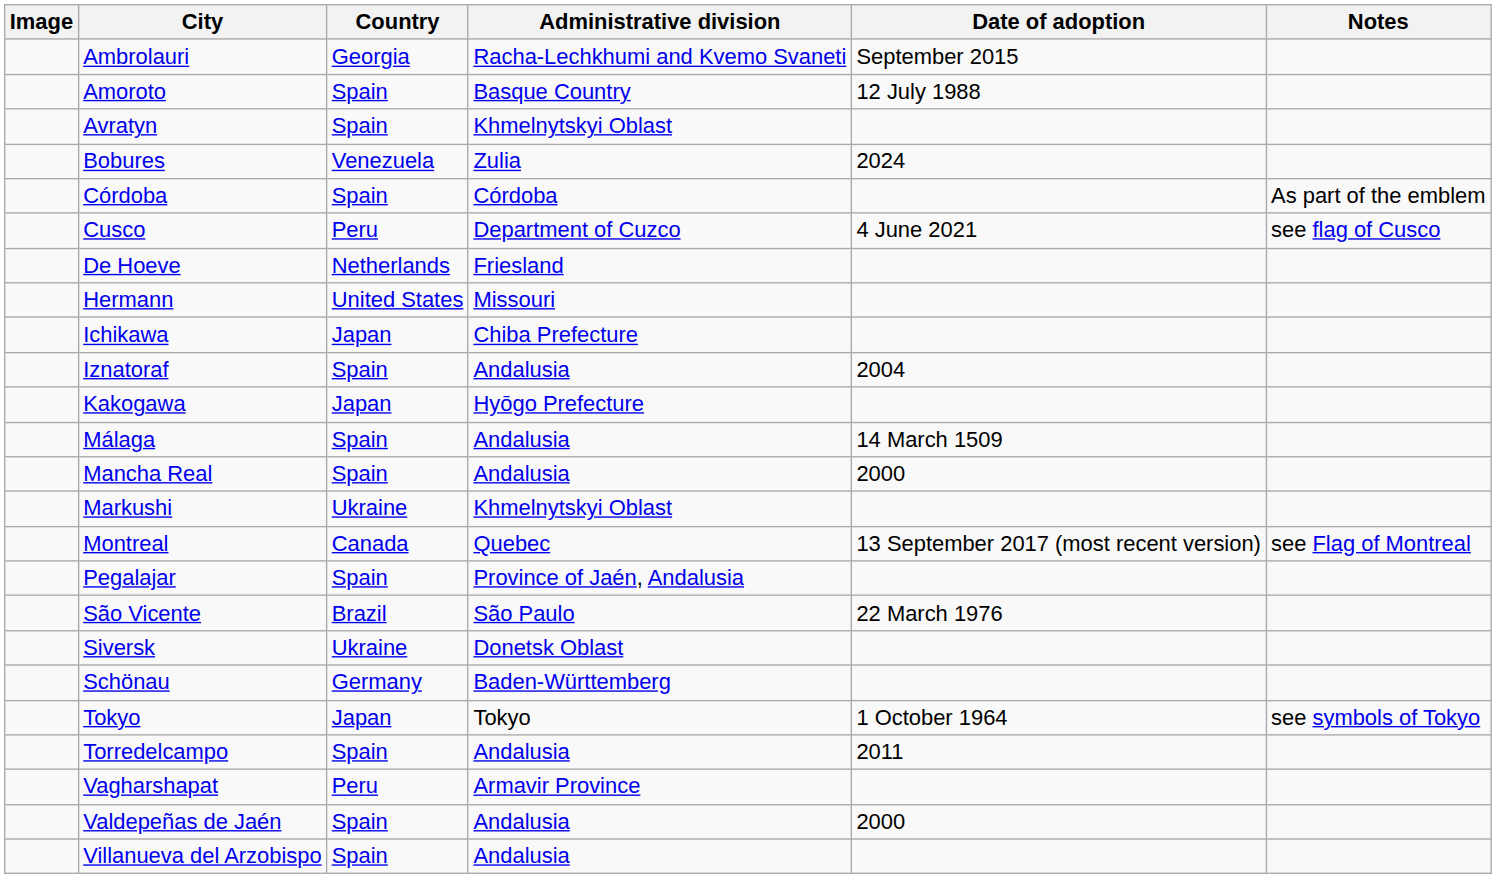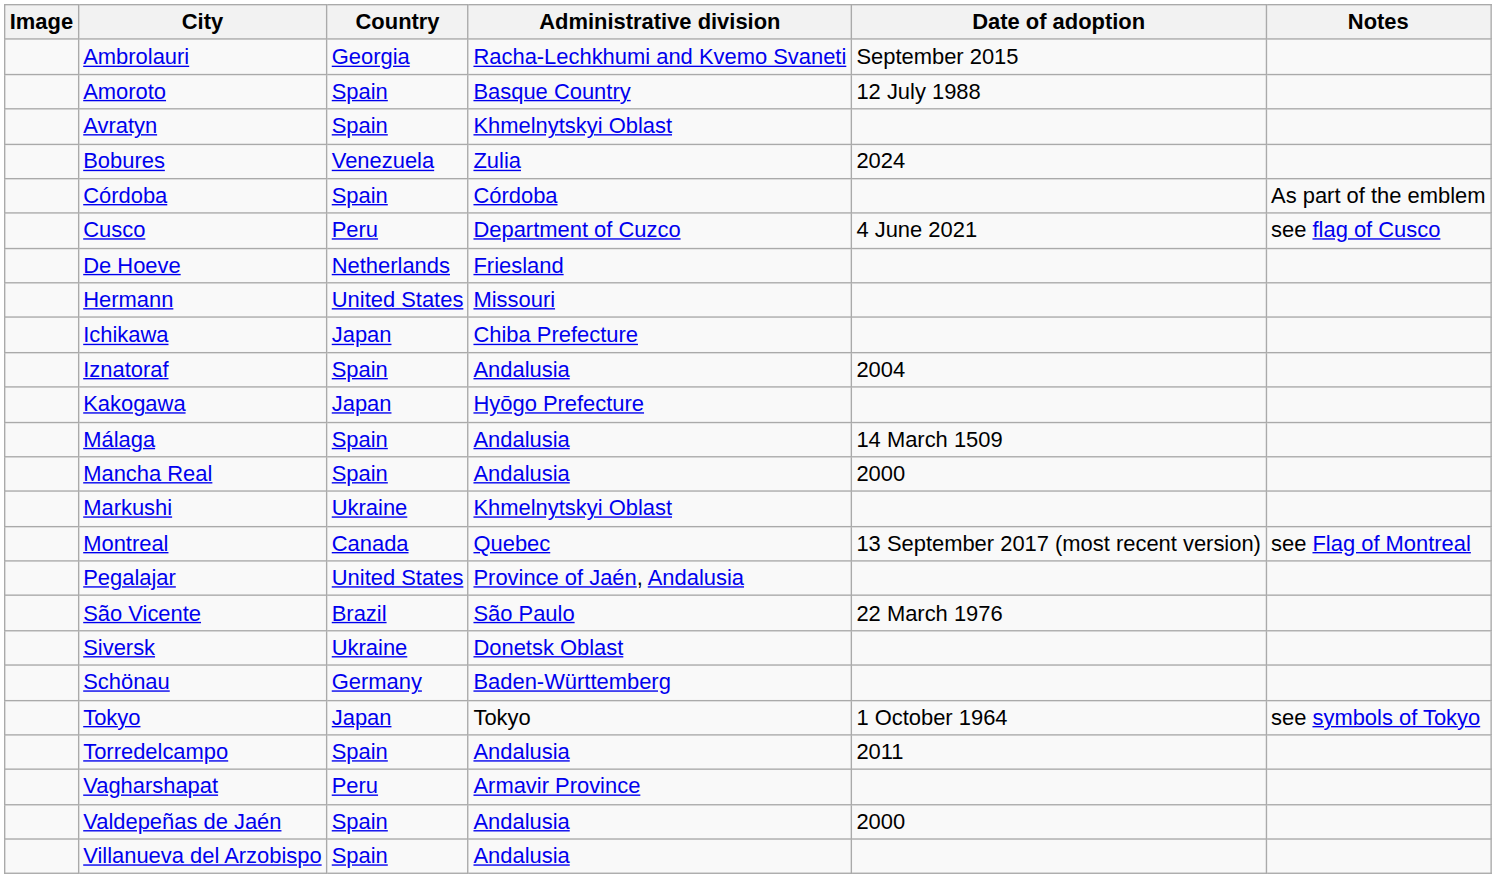(360, 578) Spain -> (398, 578) United States
